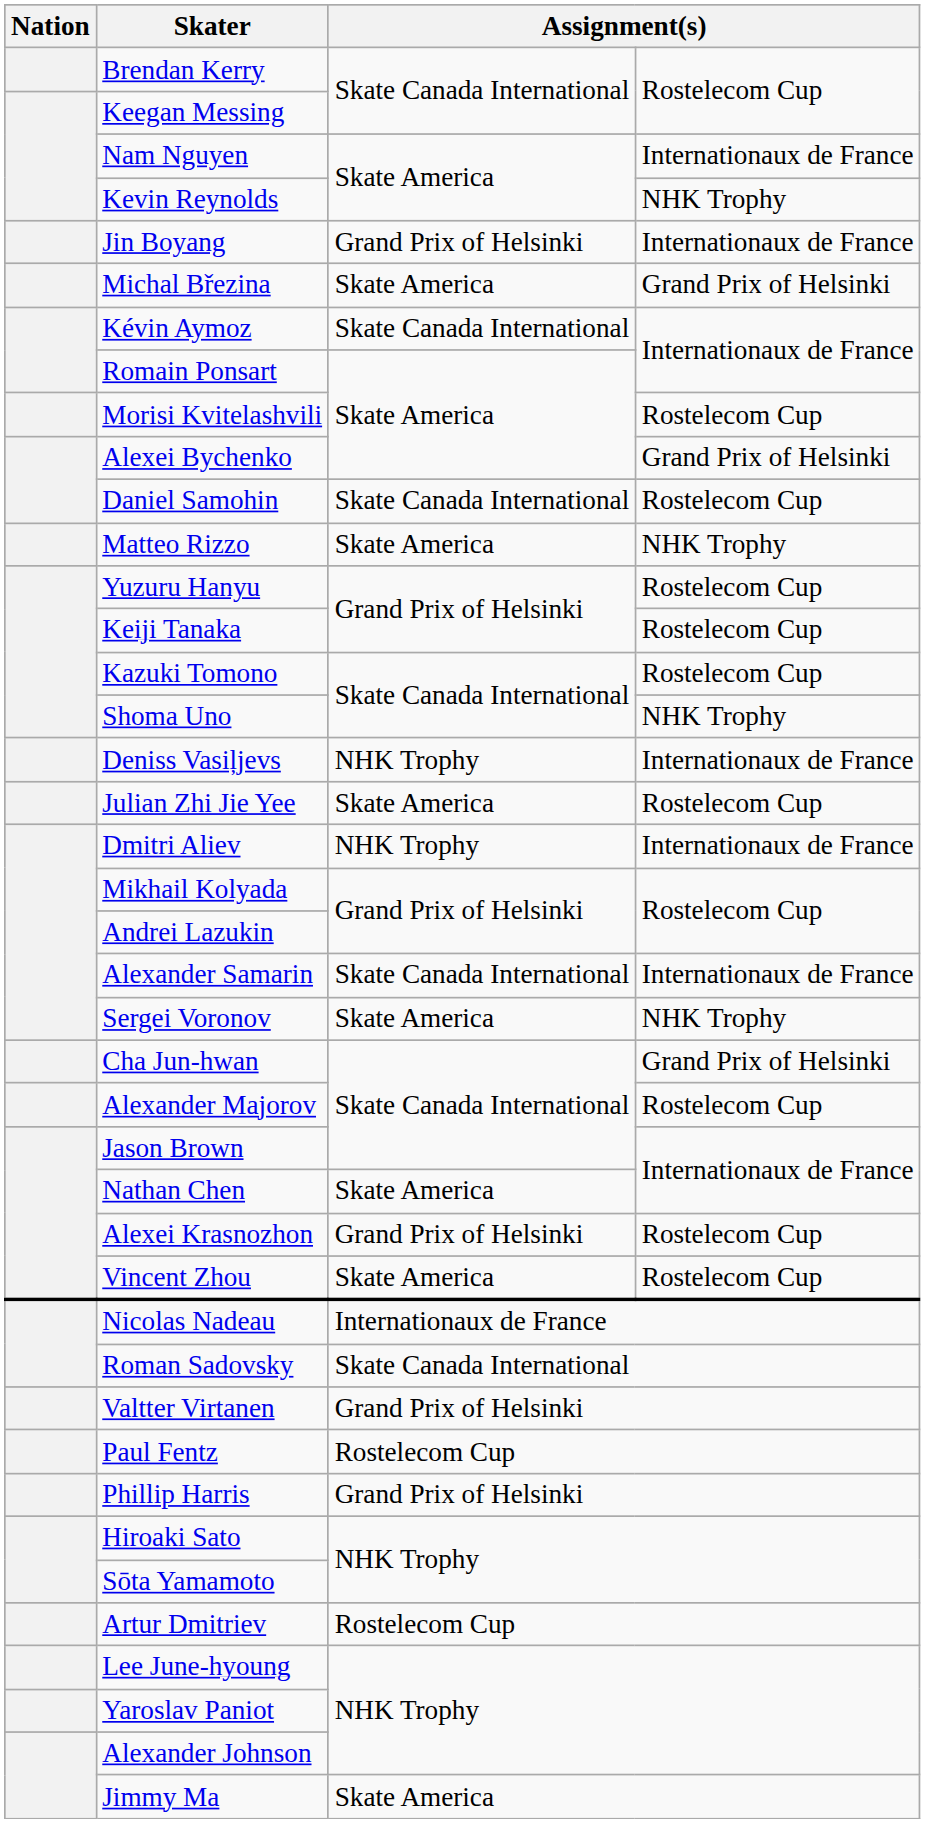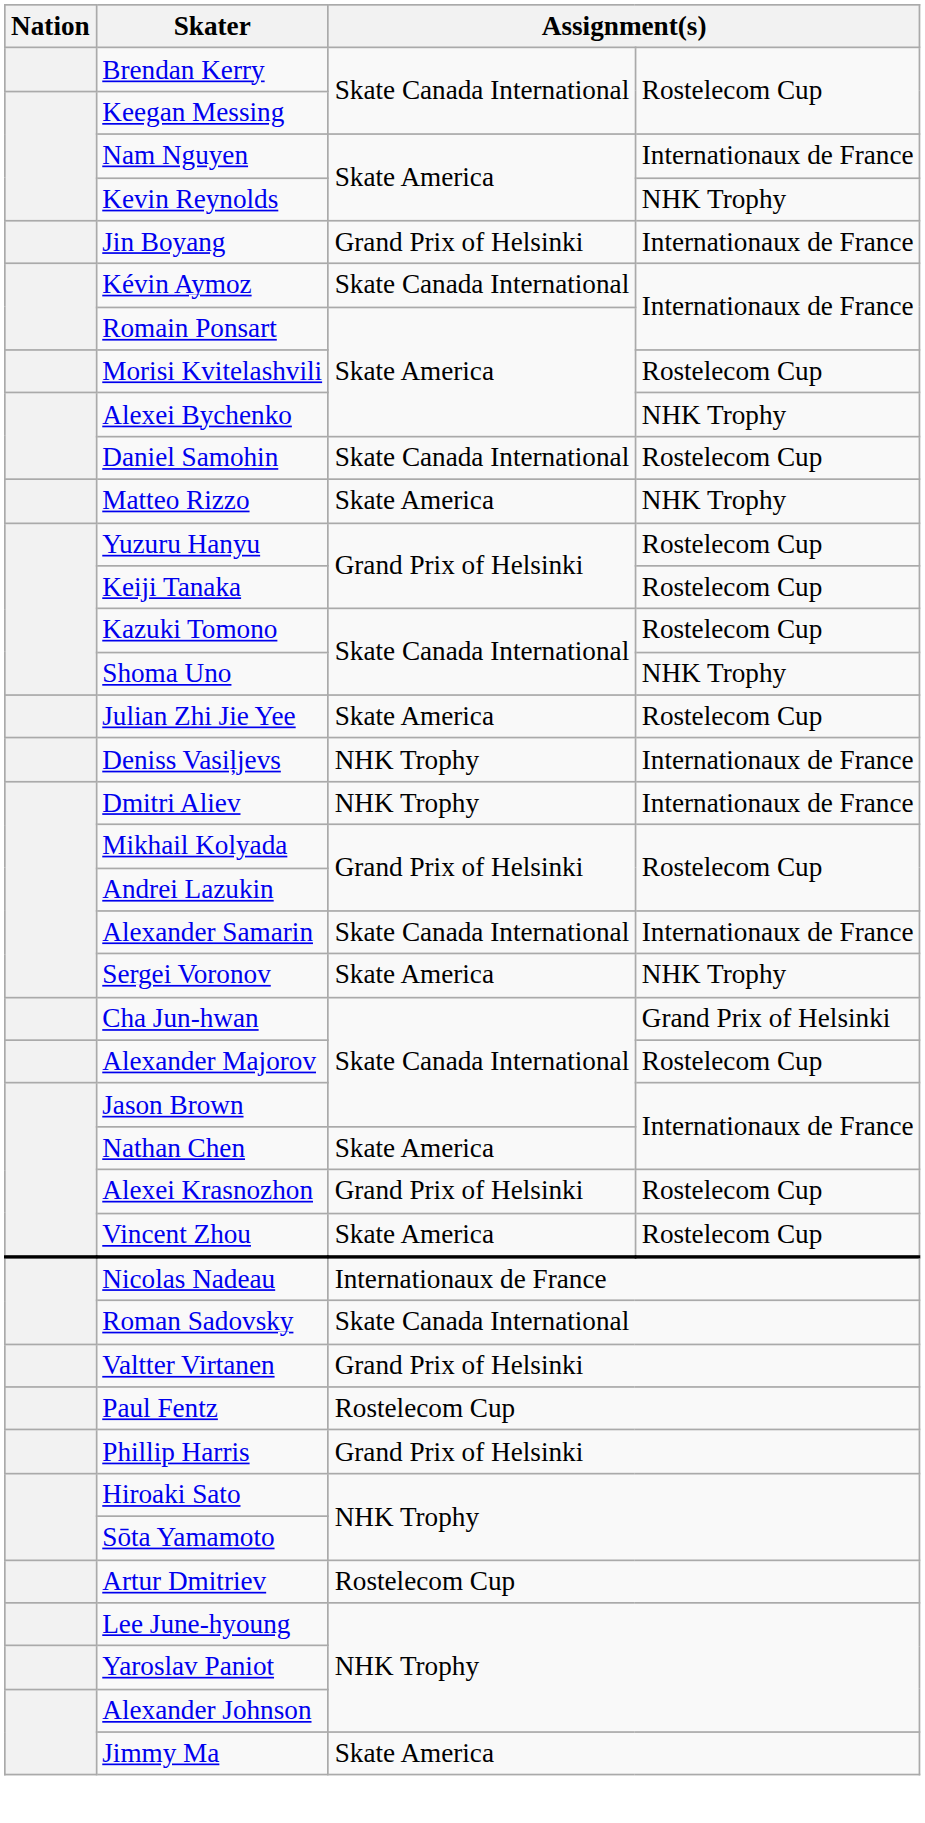- row: (186, 284)
(766, 457) Grand Prix of Helsinki -> (714, 414) NHK Trophy
rows swapped: (192, 759) <-> (199, 802)
